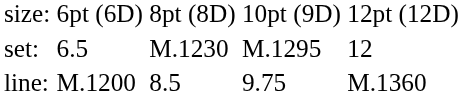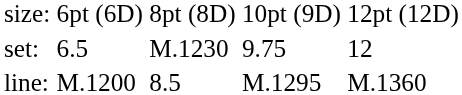(282, 48) M.1295 -> (264, 48) 9.75
(264, 83) 9.75 -> (282, 83) M.1295
